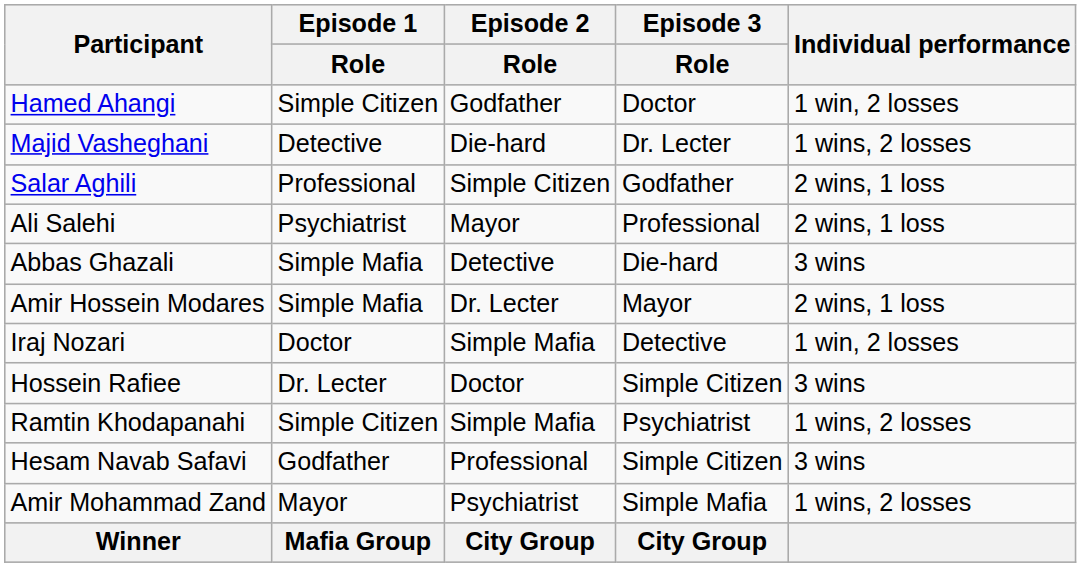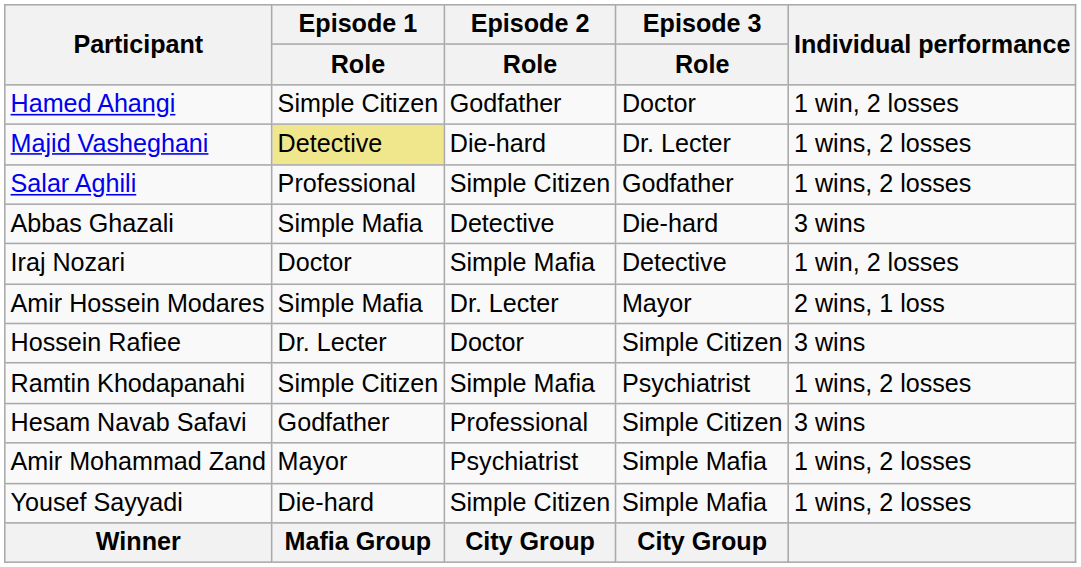(330, 143) no background -> (330, 143) khaki background
(869, 183) 2 wins, 1 loss -> (883, 183) 1 wins, 2 losses
- row: (63, 223)
rows swapped: (68, 343) <-> (138, 303)
+ row: (97, 502)
